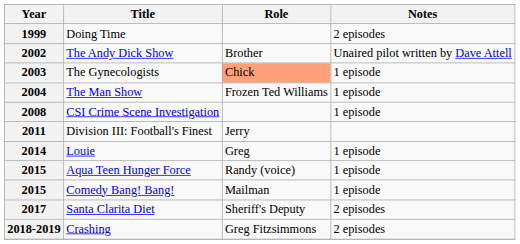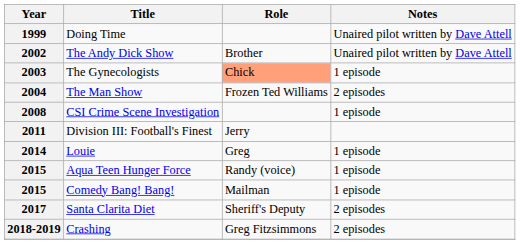(359, 33) 2 episodes -> (423, 33) Unaired pilot written by Dave Attell
(357, 92) 1 episode -> (359, 92) 2 episodes
